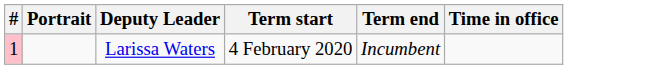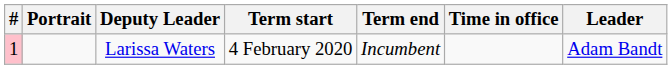+ column: (615, 19)
